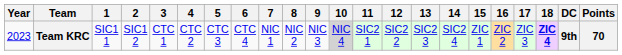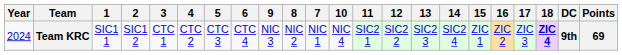columns swapped: (270, 12) <-> (318, 12)
(19, 35) 2023 -> (19, 35) 2024
(341, 35) lightgrey background -> (341, 35) no background
(599, 35) 70 -> (599, 35) 69
